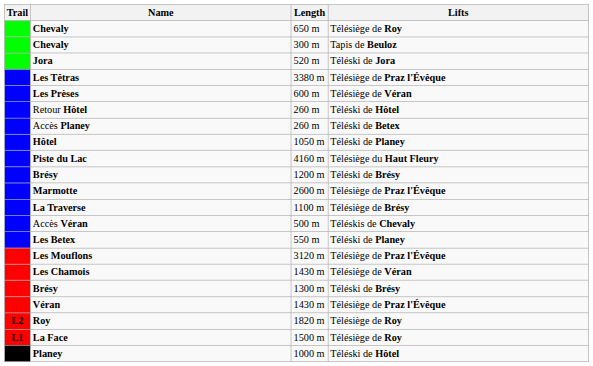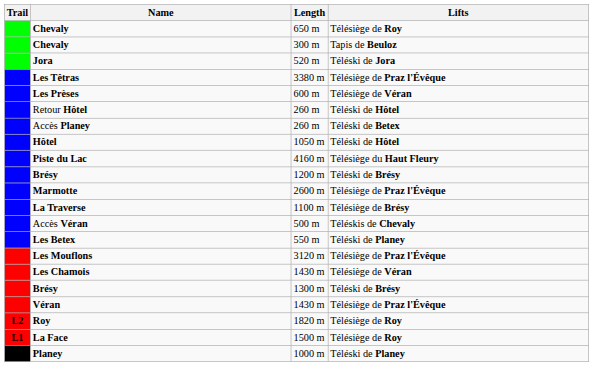(368, 142) Téléski de Planey -> (365, 142) Téléski de Hôtel
(365, 353) Téléski de Hôtel -> (368, 353) Téléski de Planey
